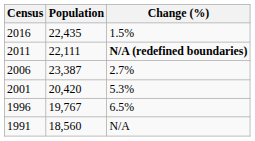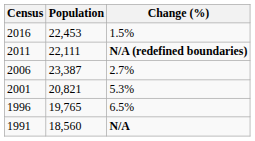(65, 32) 22,435 -> (65, 32) 22,453
(65, 88) 20,420 -> (65, 88) 20,821
(65, 107) 19,767 -> (65, 107) 19,765
(120, 126) normal -> (120, 126) bold
